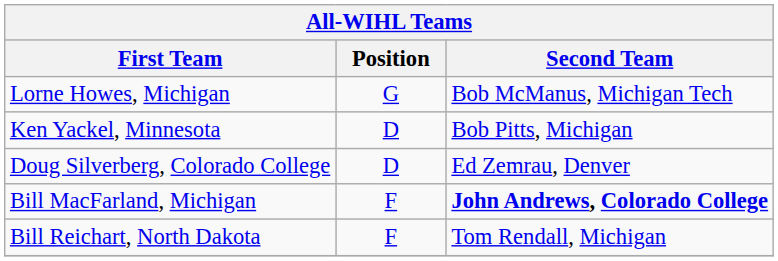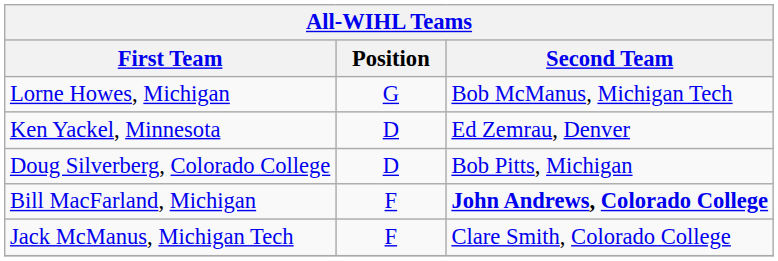(542, 129) Bob Pitts, Michigan -> (541, 129) Ed Zemrau, Denver
(541, 165) Ed Zemrau, Denver -> (542, 165) Bob Pitts, Michigan
- row: (135, 237)
+ row: (152, 237)
